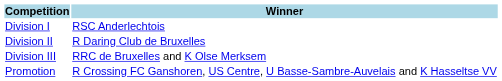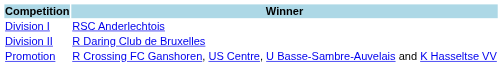- row: (31, 56)
